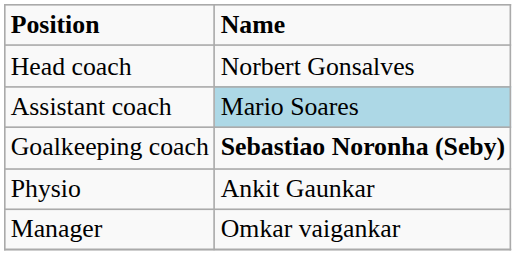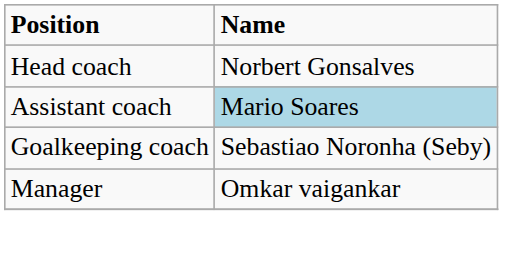(363, 147) bold -> (356, 147) normal
- row: (46, 188)
